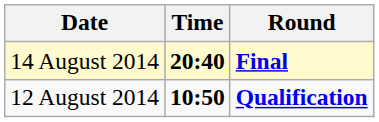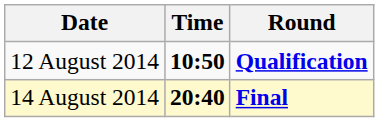rows swapped: (85, 97) <-> (85, 60)
